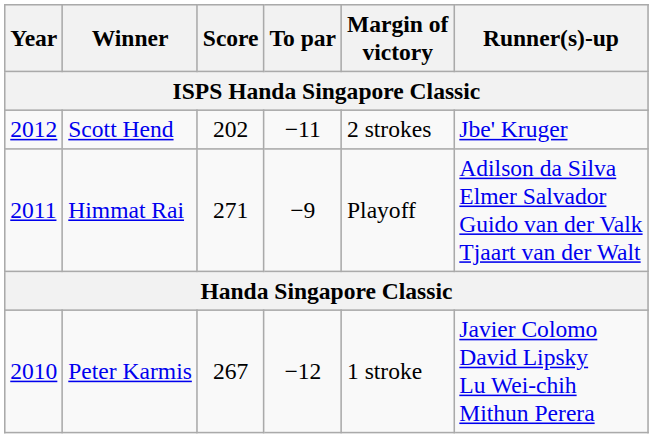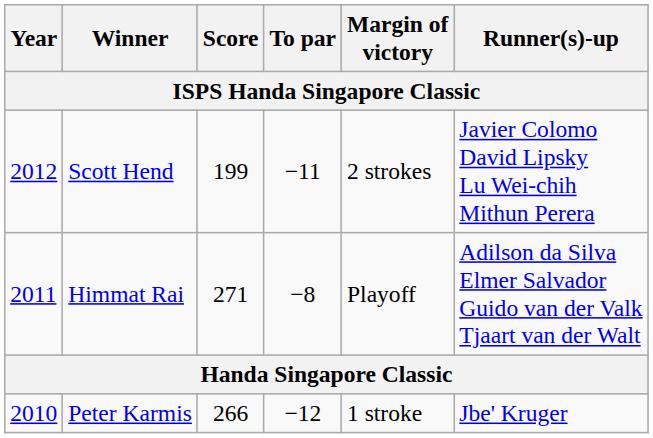(231, 129) 202 -> (231, 171) 199
(513, 129) Jbe' Kruger -> (528, 171) Javier Colomo David Lipsky Lu Wei-chih Mithun Perera
(303, 210) −9 -> (303, 294) −8
(231, 371) 267 -> (231, 413) 266
(528, 371) Javier Colomo David Lipsky Lu Wei-chih Mithun Perera -> (513, 413) Jbe' Kruger
